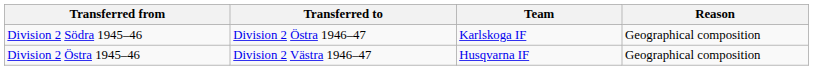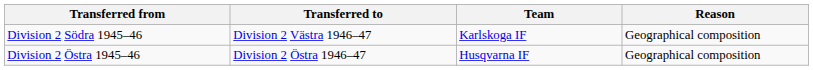(300, 34) Division 2 Östra 1946–47 -> (302, 34) Division 2 Västra 1946–47
(302, 55) Division 2 Västra 1946–47 -> (300, 55) Division 2 Östra 1946–47
